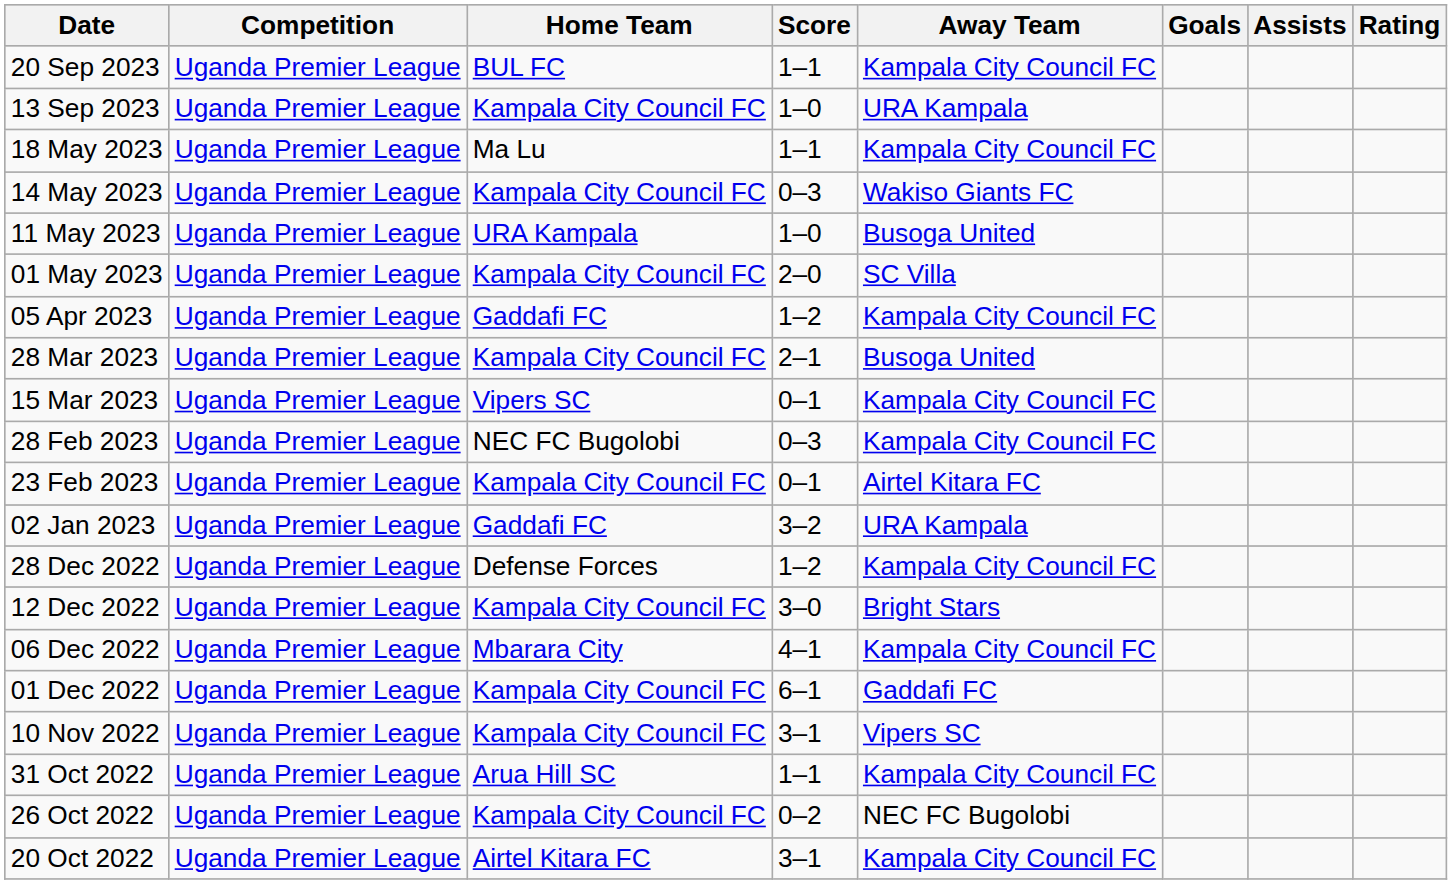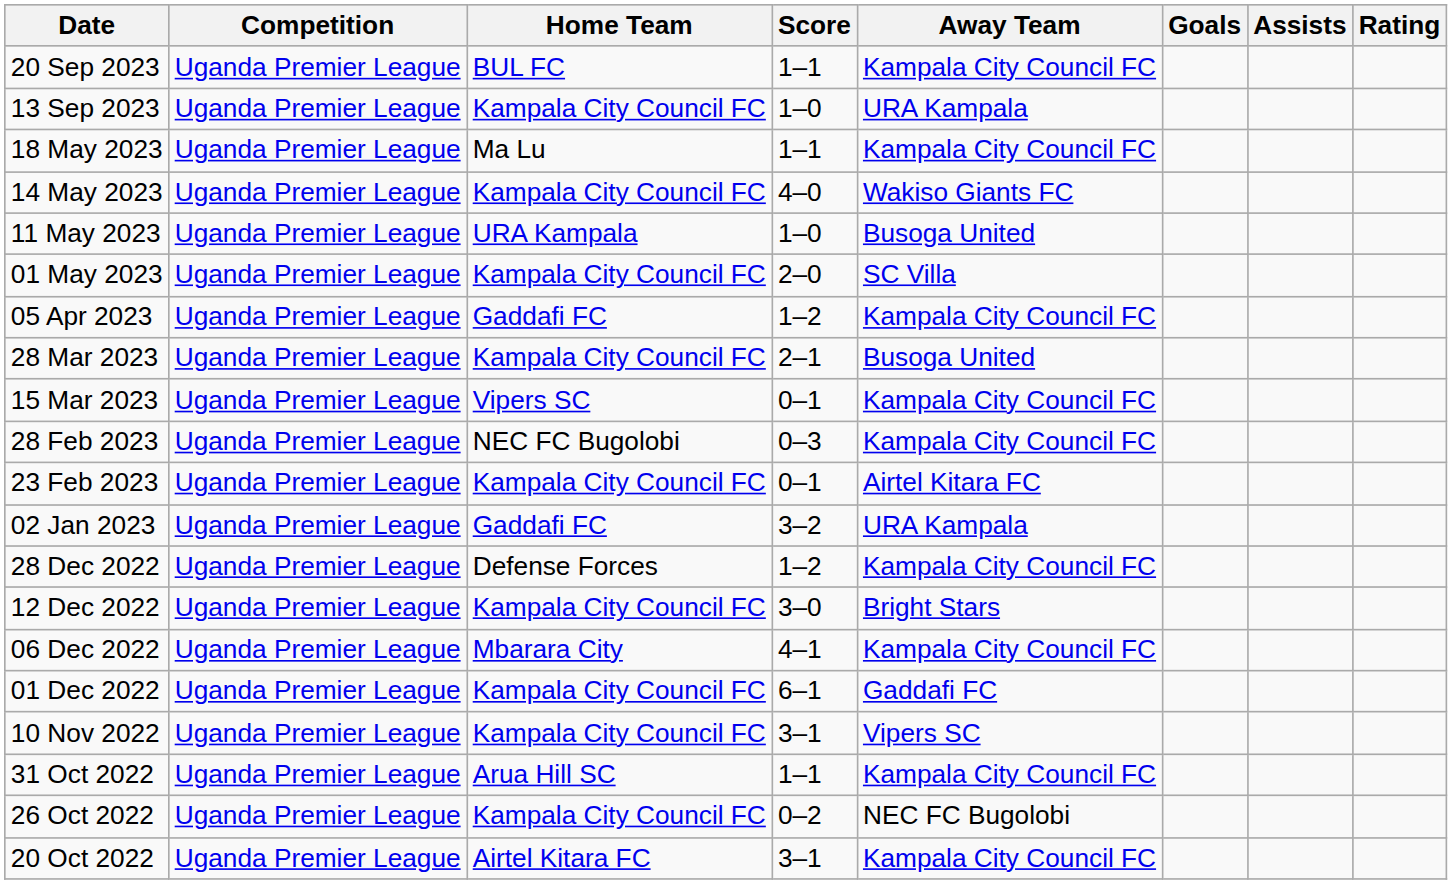(800, 191) 0–3 -> (800, 191) 4–0
